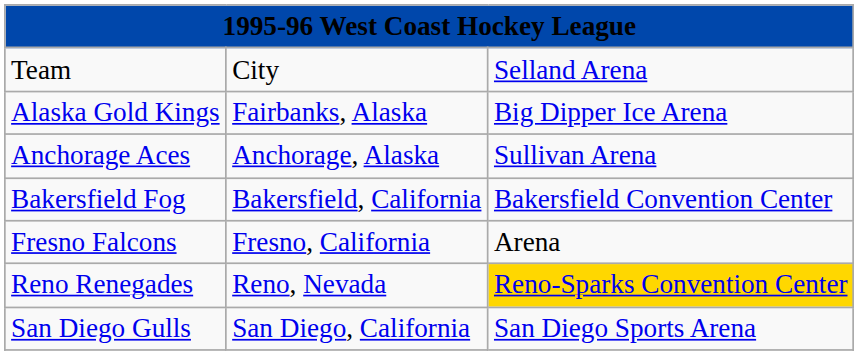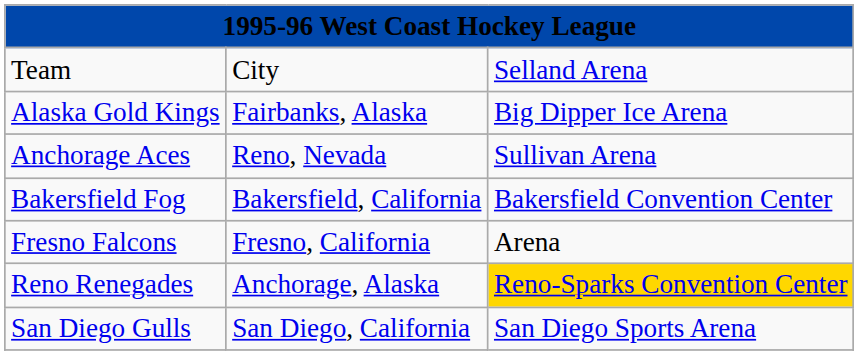(336, 155) Anchorage, Alaska -> (309, 155) Reno, Nevada
(309, 284) Reno, Nevada -> (336, 284) Anchorage, Alaska
